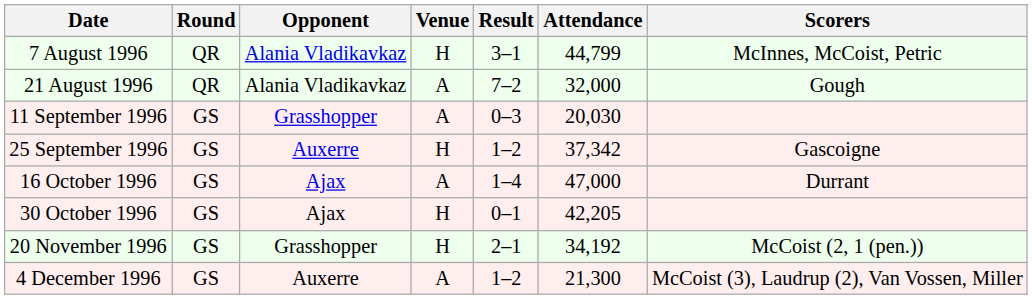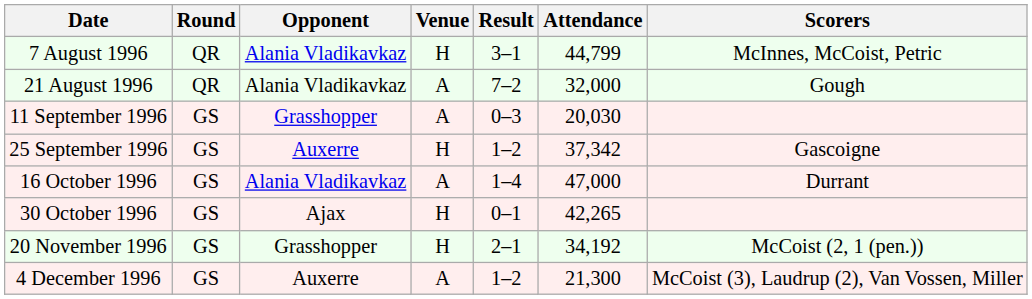(326, 181) Ajax -> (326, 181) Alania Vladikavkaz
(593, 213) 42,205 -> (593, 213) 42,265
